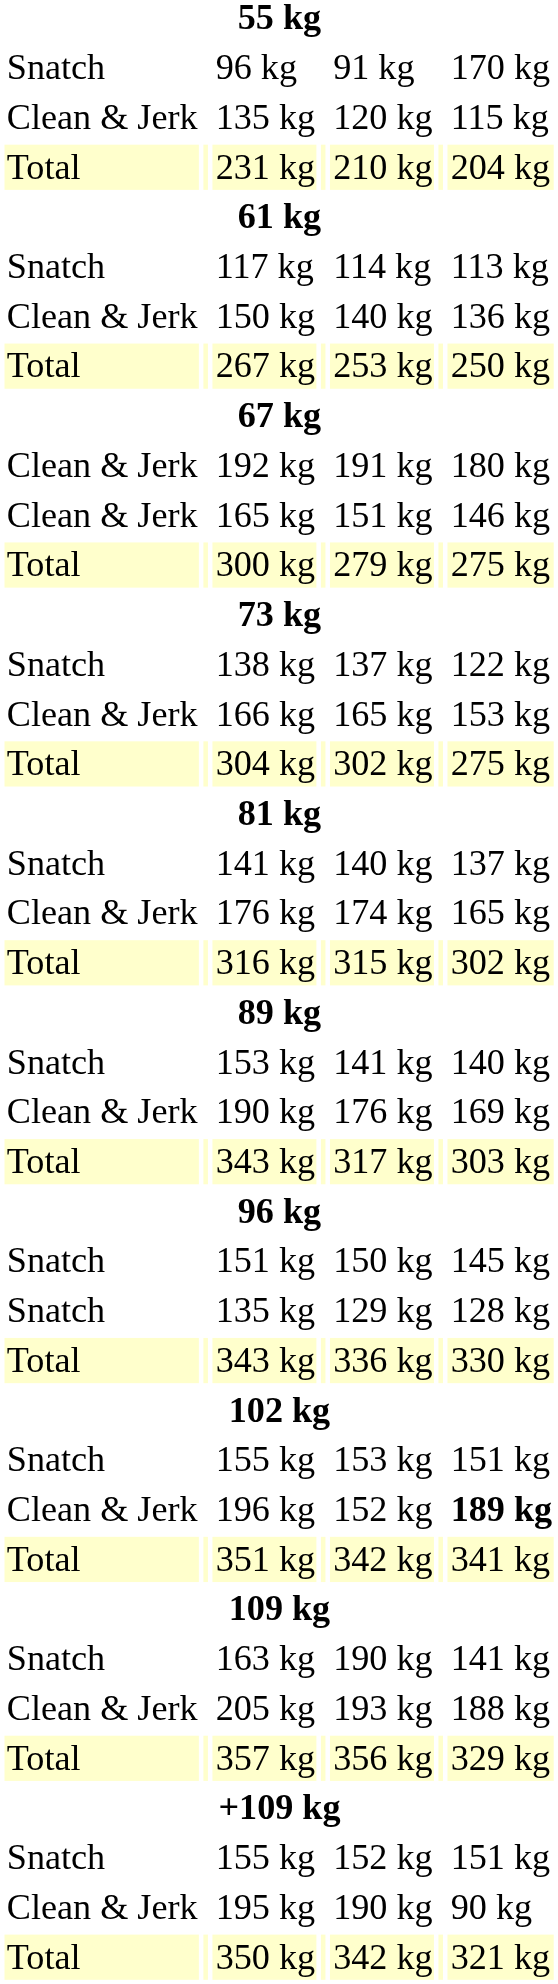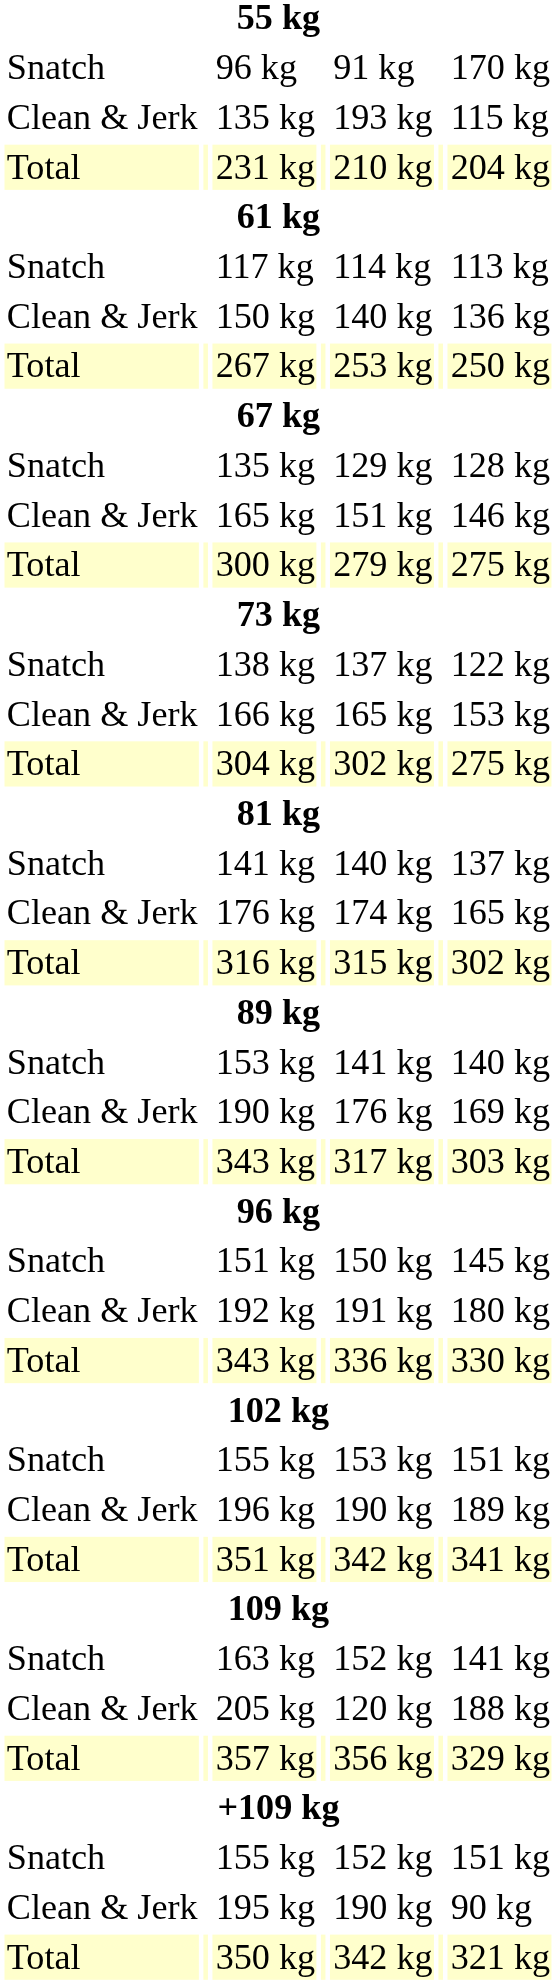(383, 116) 120 kg -> (383, 116) 193 kg
rows swapped: (56, 1310) <-> (102, 464)
(383, 1509) 152 kg -> (383, 1509) 190 kg
(501, 1509) bold -> (500, 1509) normal
(383, 1658) 190 kg -> (383, 1658) 152 kg
(383, 1707) 193 kg -> (383, 1707) 120 kg
